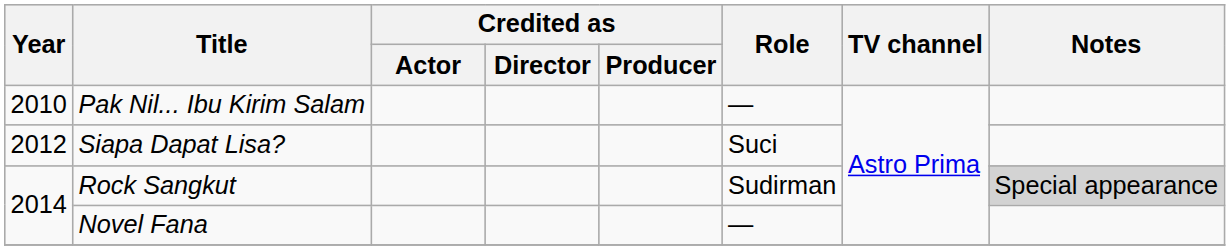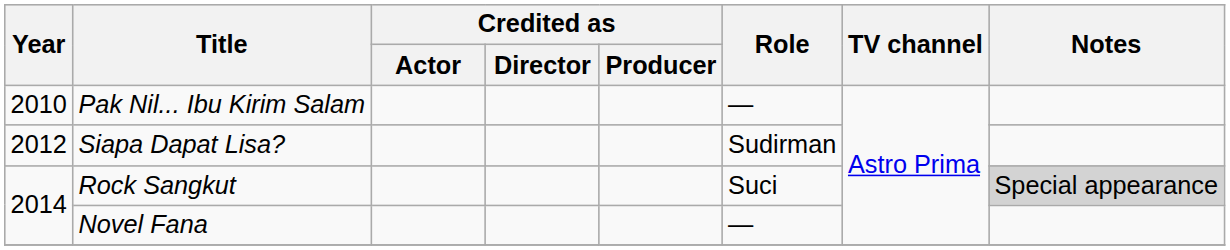(753, 144) Suci -> (782, 144) Sudirman
(782, 184) Sudirman -> (753, 184) Suci
